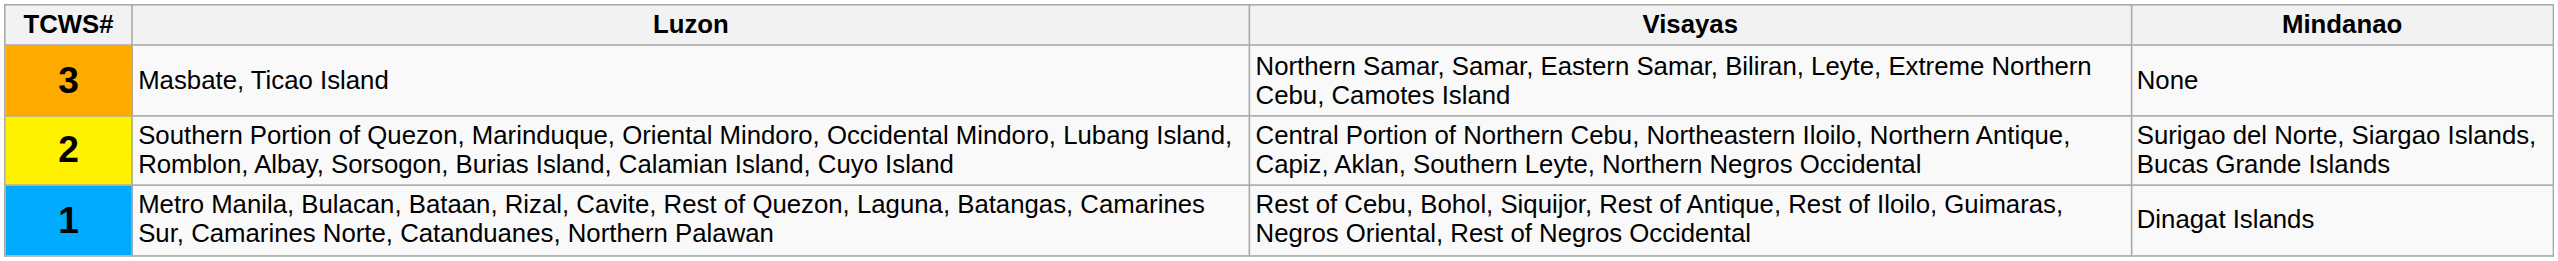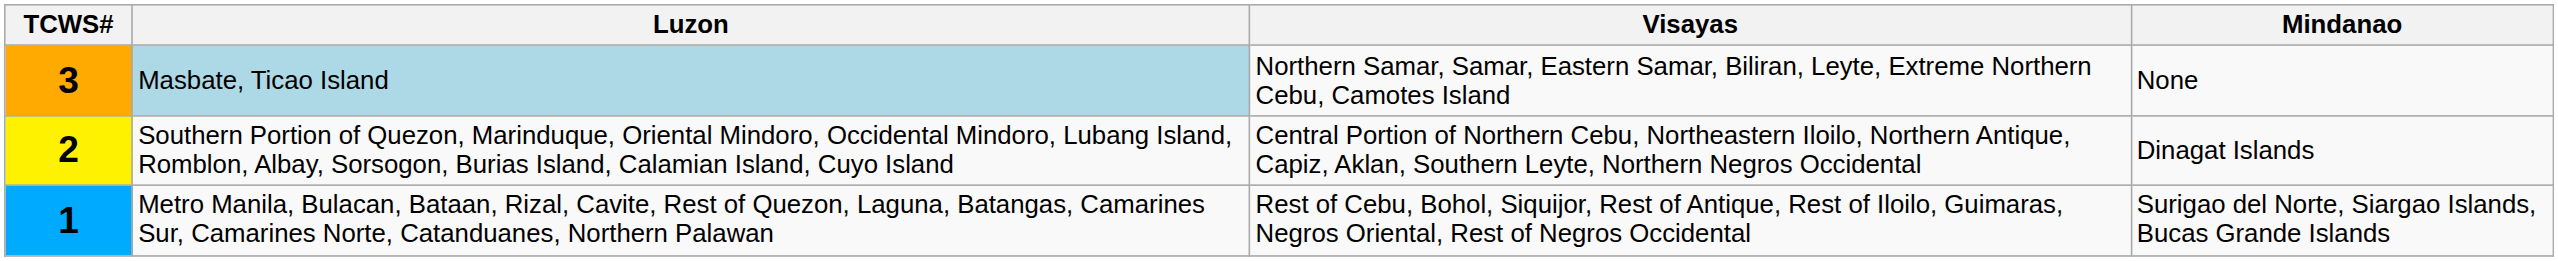(263, 80) no background -> (263, 80) lightblue background
(2337, 150) Surigao del Norte, Siargao Islands, Bucas Grande Islands -> (2226, 150) Dinagat Islands
(2226, 219) Dinagat Islands -> (2337, 219) Surigao del Norte, Siargao Islands, Bucas Grande Islands
